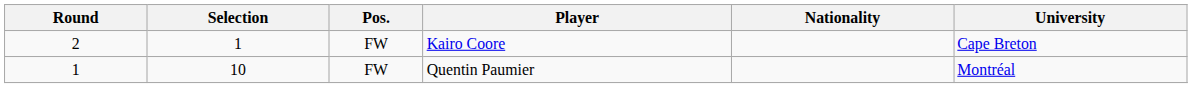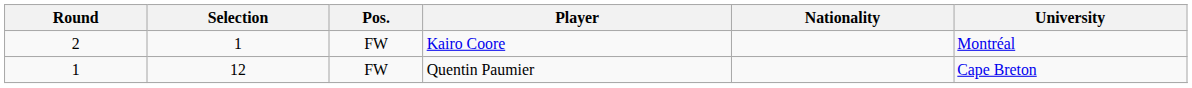(997, 43) Cape Breton -> (986, 43) Montréal
(238, 69) 10 -> (238, 69) 12
(986, 69) Montréal -> (997, 69) Cape Breton
